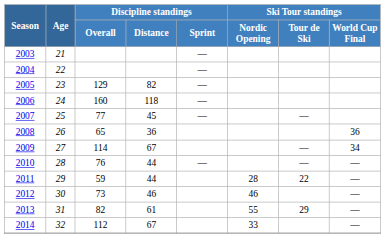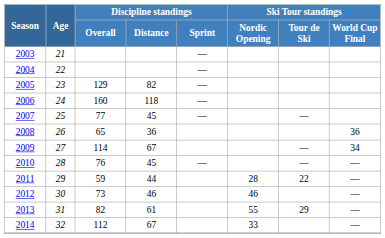(151, 163) 44 -> (151, 163) 45
